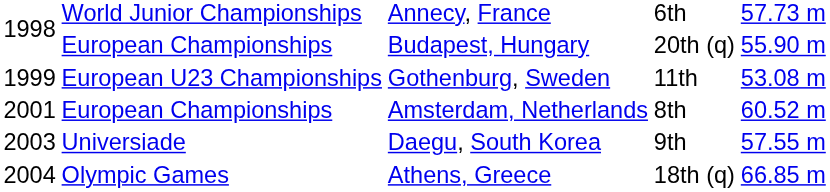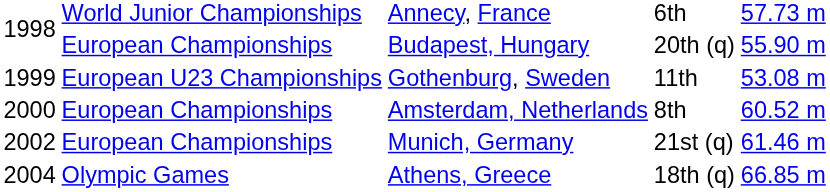(30, 110) 2001 -> (30, 110) 2000
+ row: (481, 142)
- row: (494, 142)
